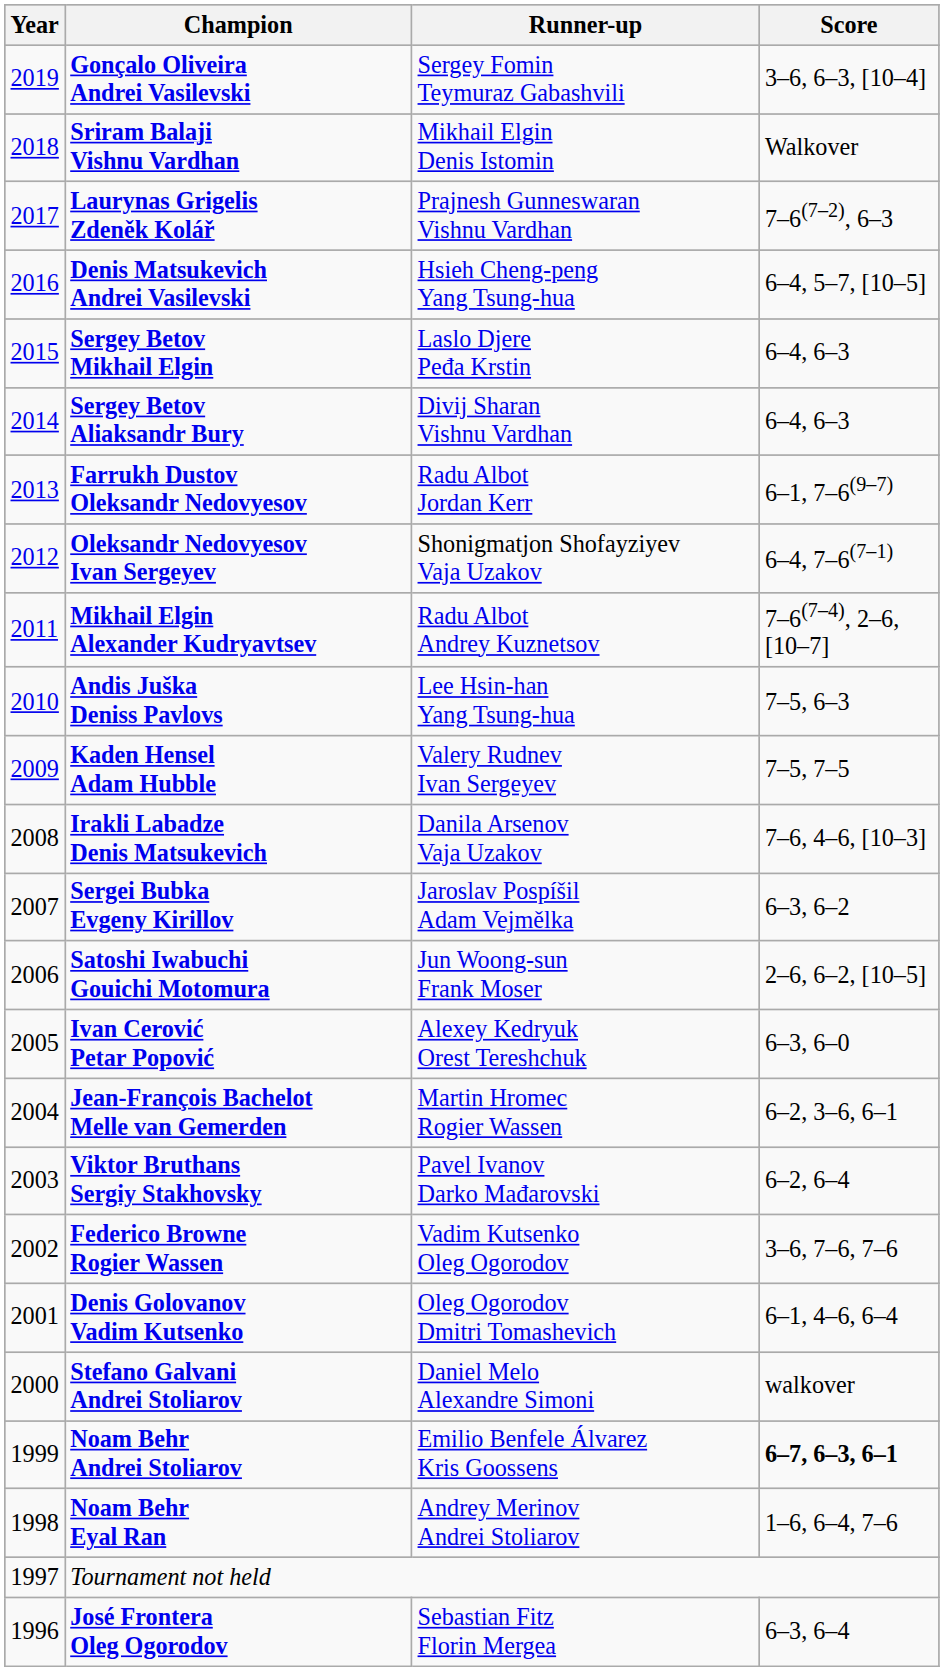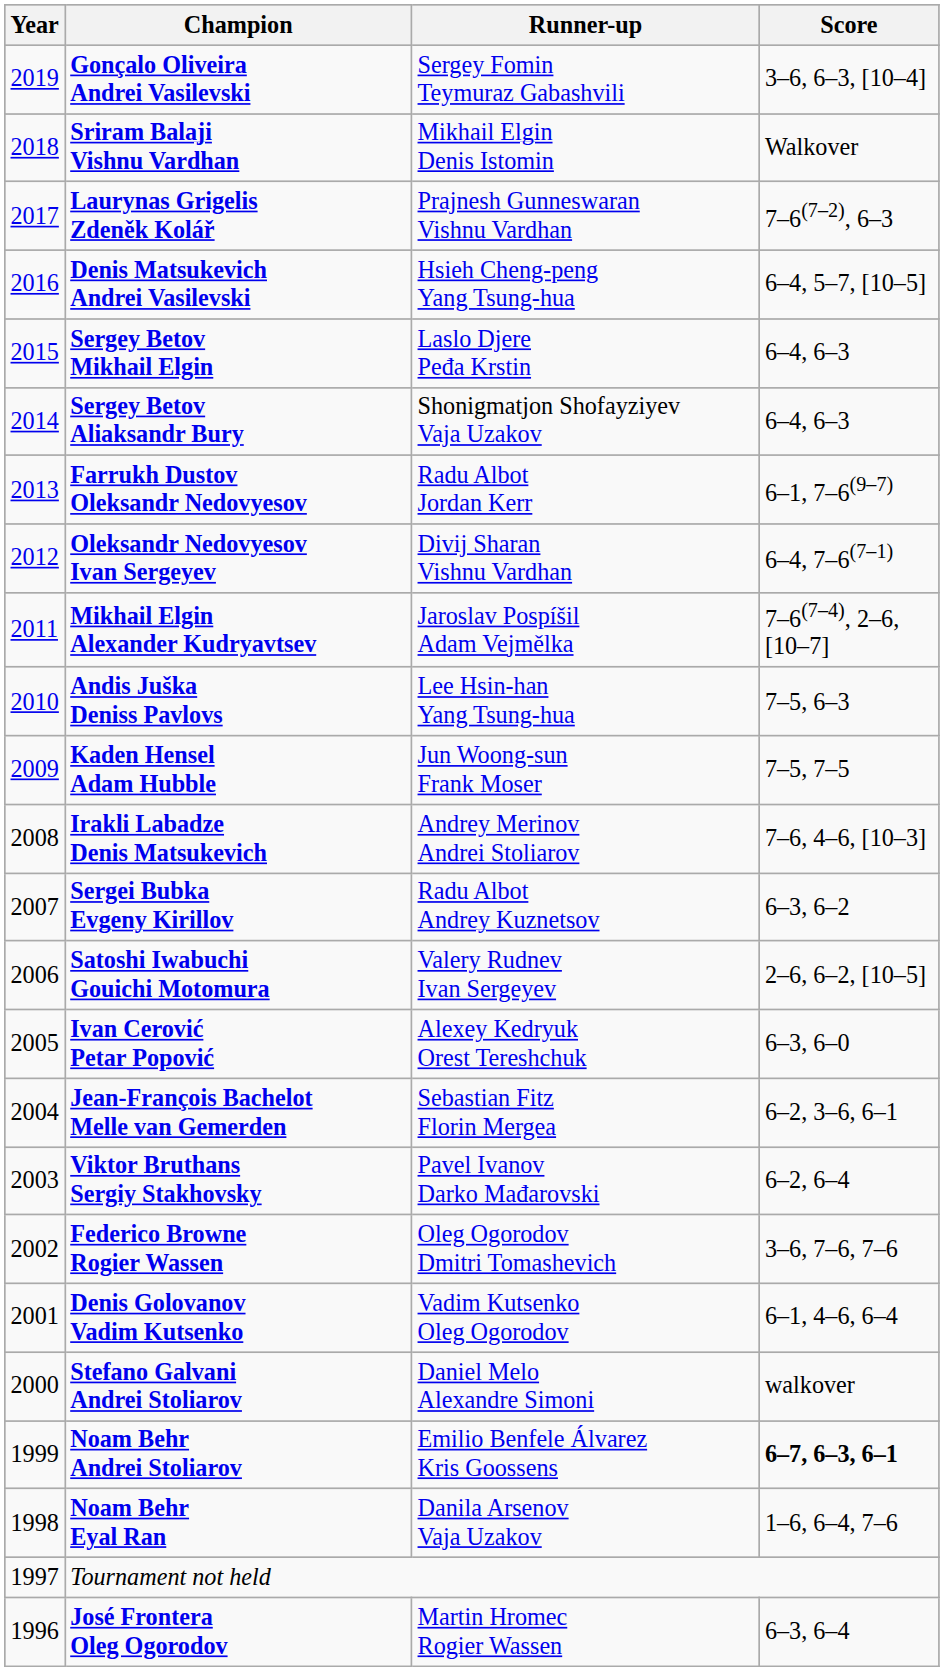(495, 421) Divij Sharan Vishnu Vardhan -> (549, 421) Shonigmatjon Shofayziyev Vaja Uzakov
(549, 558) Shonigmatjon Shofayziyev Vaja Uzakov -> (495, 558) Divij Sharan Vishnu Vardhan
(509, 629) Radu Albot Andrey Kuznetsov -> (498, 629) Jaroslav Pospíšil Adam Vejmělka
(490, 769) Valery Rudnev Ivan Sergeyev -> (493, 769) Jun Woong-sun Frank Moser
(493, 838) Danila Arsenov Vaja Uzakov -> (498, 838) Andrey Merinov Andrei Stoliarov
(498, 906) Jaroslav Pospíšil Adam Vejmělka -> (509, 906) Radu Albot Andrey Kuznetsov
(493, 975) Jun Woong-sun Frank Moser -> (490, 975) Valery Rudnev Ivan Sergeyev
(492, 1112) Martin Hromec Rogier Wassen -> (487, 1112) Sebastian Fitz Florin Mergea
(498, 1249) Vadim Kutsenko Oleg Ogorodov -> (517, 1249) Oleg Ogorodov Dmitri Tomashevich
(517, 1317) Oleg Ogorodov Dmitri Tomashevich -> (498, 1317) Vadim Kutsenko Oleg Ogorodov
(498, 1523) Andrey Merinov Andrei Stoliarov -> (493, 1523) Danila Arsenov Vaja Uzakov
(487, 1631) Sebastian Fitz Florin Mergea -> (492, 1631) Martin Hromec Rogier Wassen
